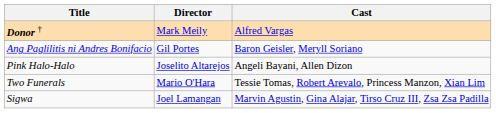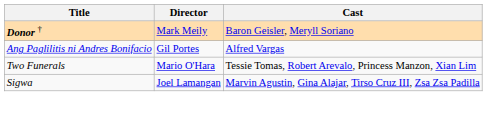(264, 31) Alfred Vargas -> (290, 31) Baron Geisler, Meryll Soriano
(298, 49) Baron Geisler, Meryll Soriano -> (255, 49) Alfred Vargas
- row: (41, 65)
